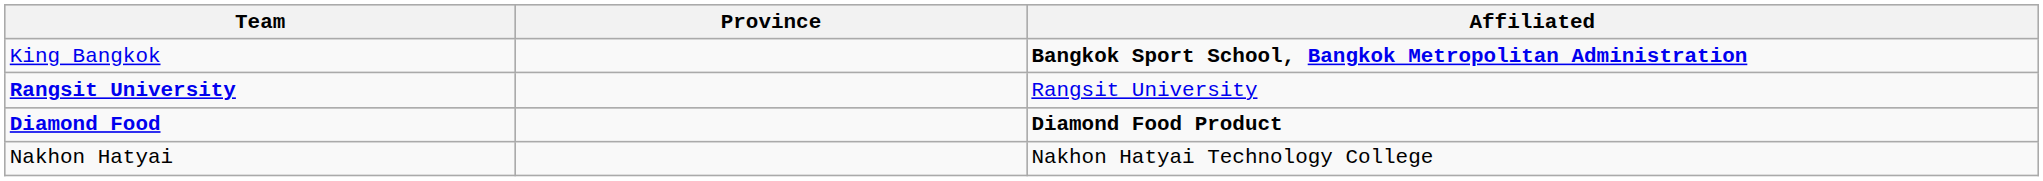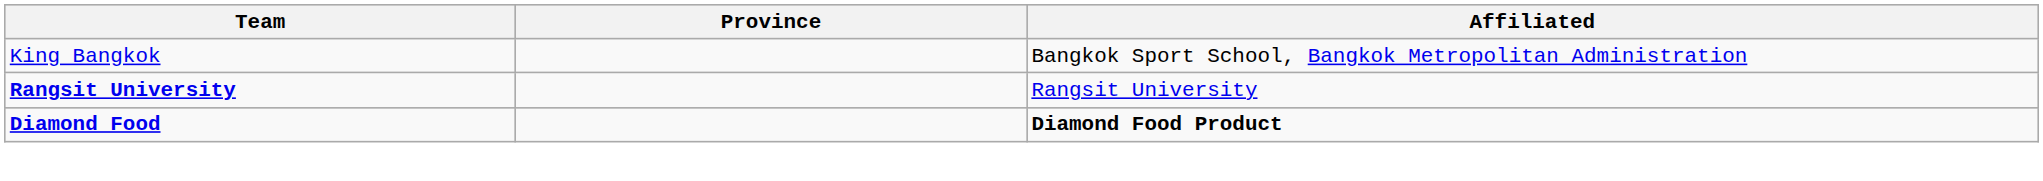(1389, 56) bold -> (1389, 56) normal
- row: (91, 158)
